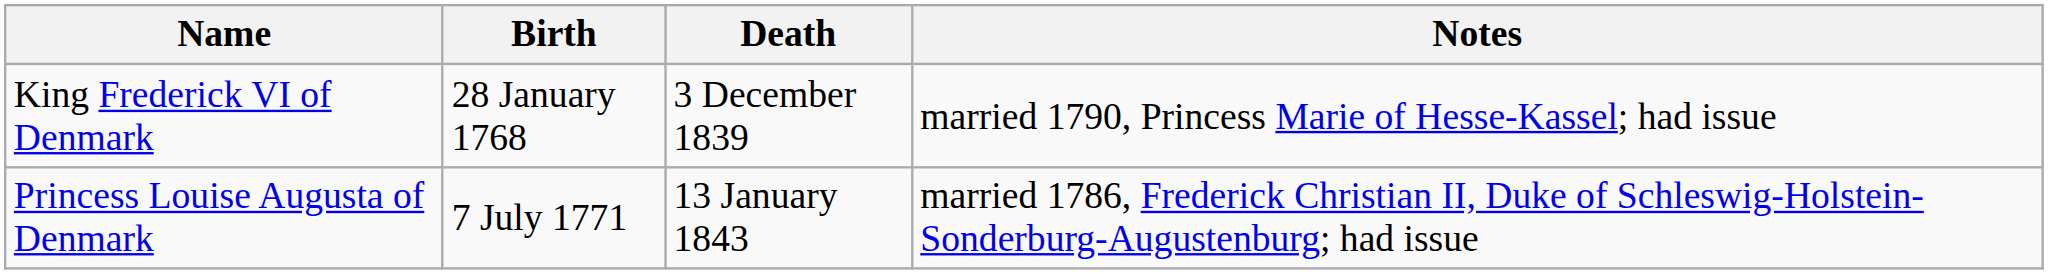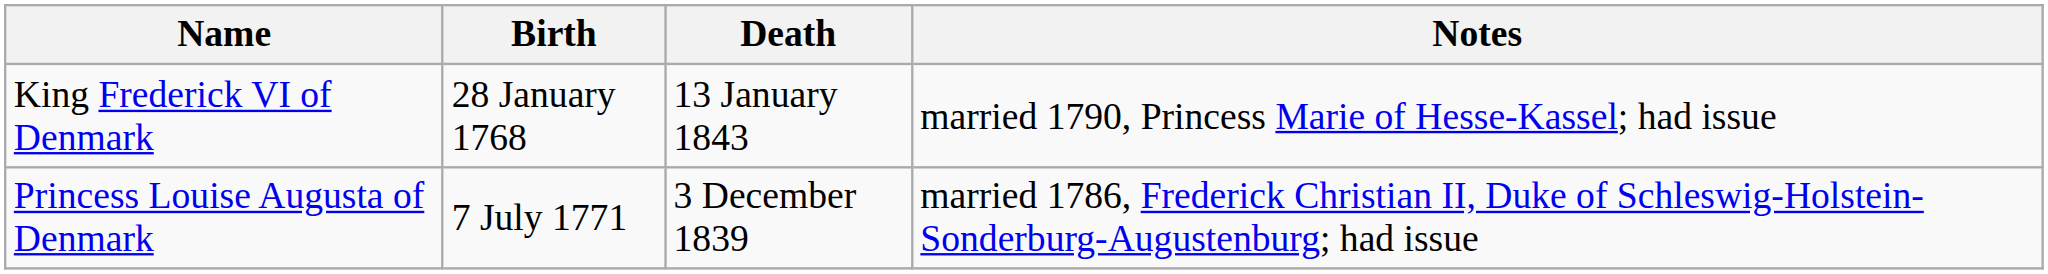(765, 115) 3 December 1839 -> (756, 115) 13 January 1843
(756, 217) 13 January 1843 -> (765, 217) 3 December 1839
